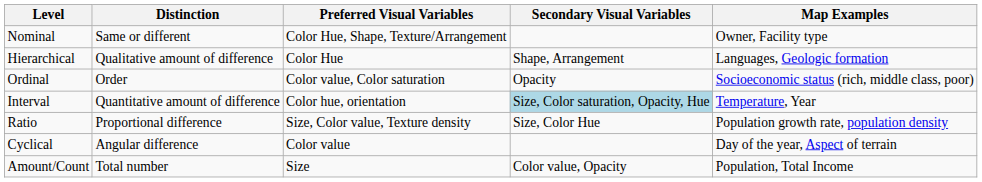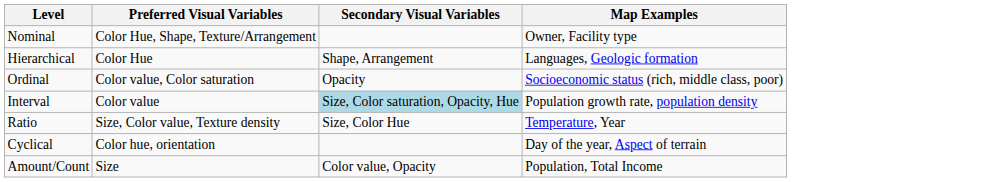- column: (188, 15)
(346, 101) Color hue, orientation -> (127, 101) Color value
(766, 101) Temperature, Year -> (641, 101) Population growth rate, population density
(832, 123) Population growth rate, population density -> (575, 123) Temperature, Year
(318, 144) Color value -> (155, 144) Color hue, orientation
